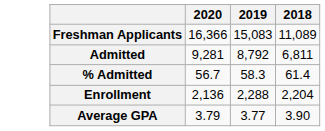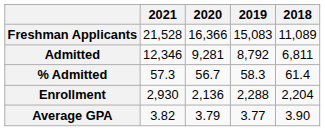+ column: (163, 15)
